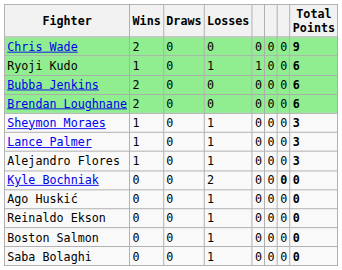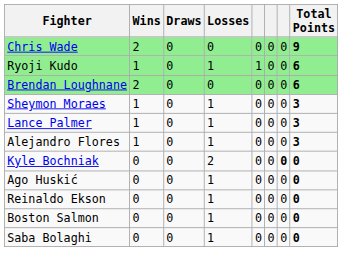- row: (53, 85)
